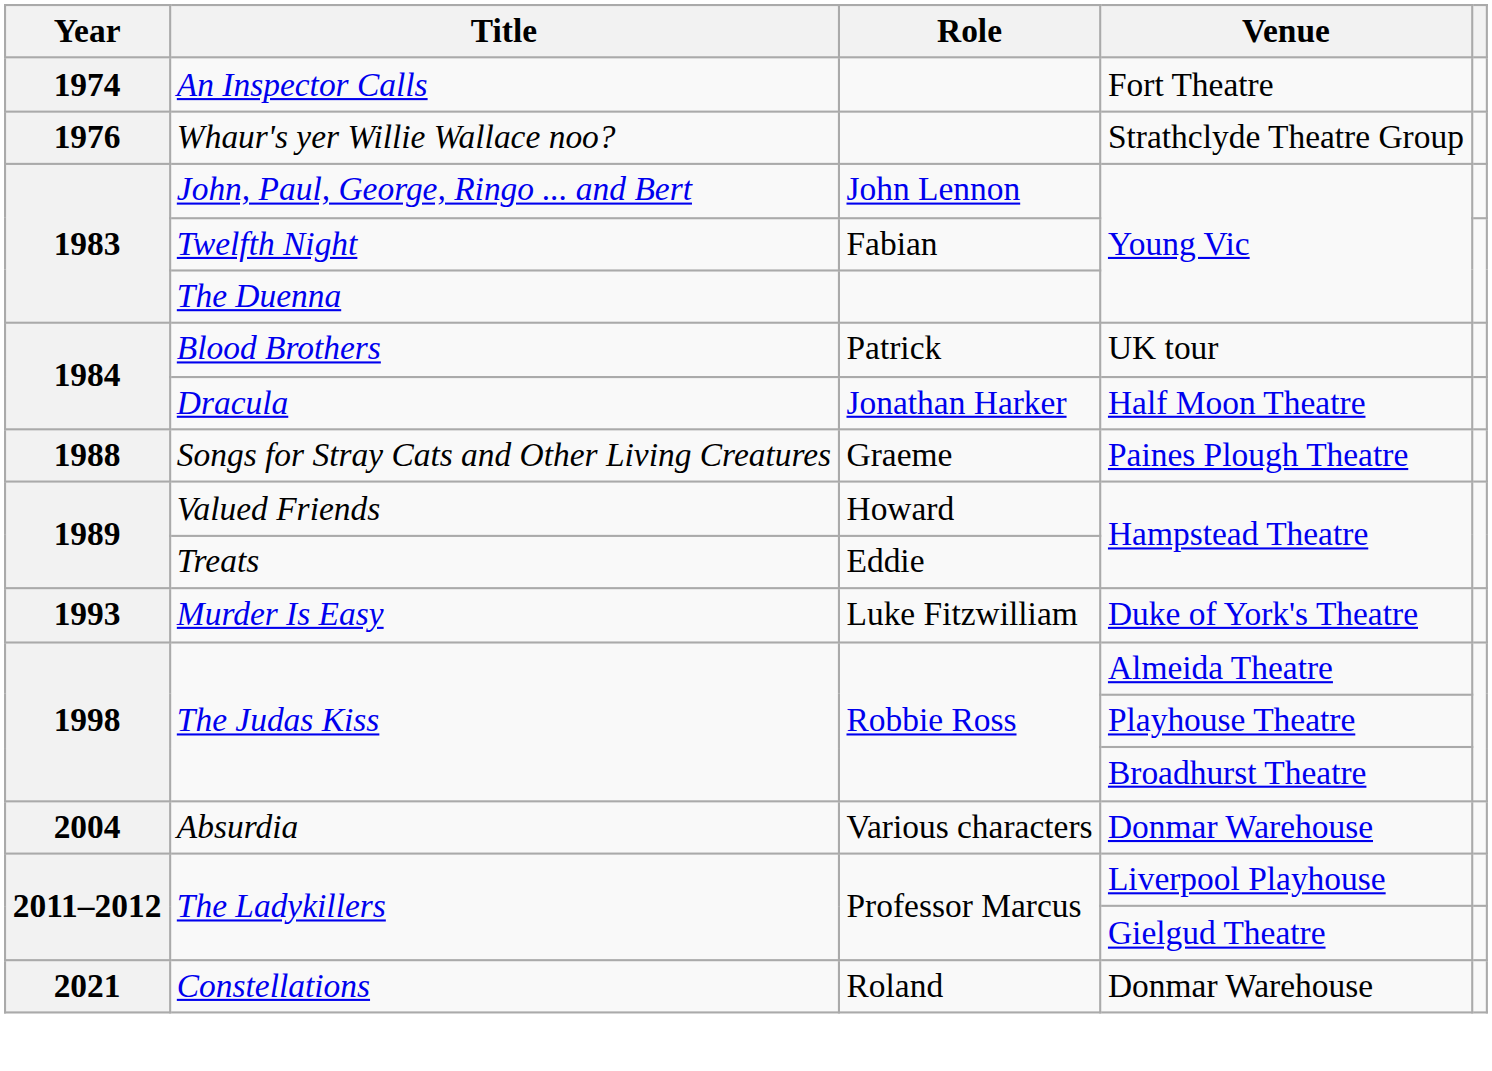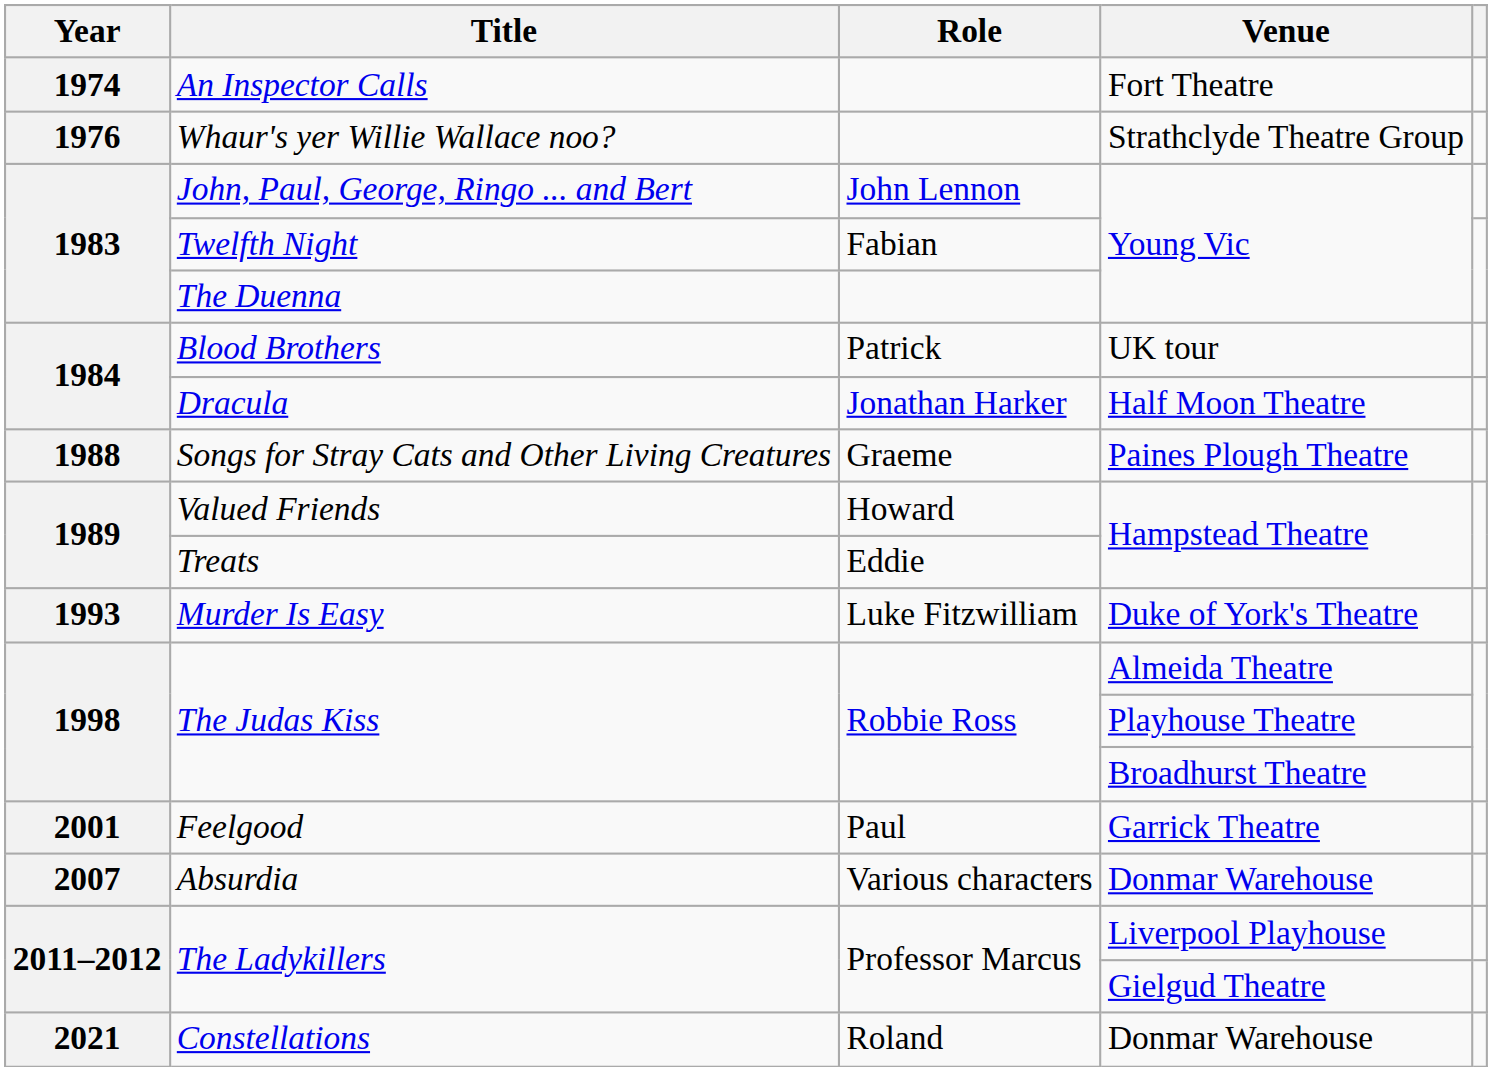+ row: (240, 826)
(87, 826) 2004 -> (87, 879) 2007
